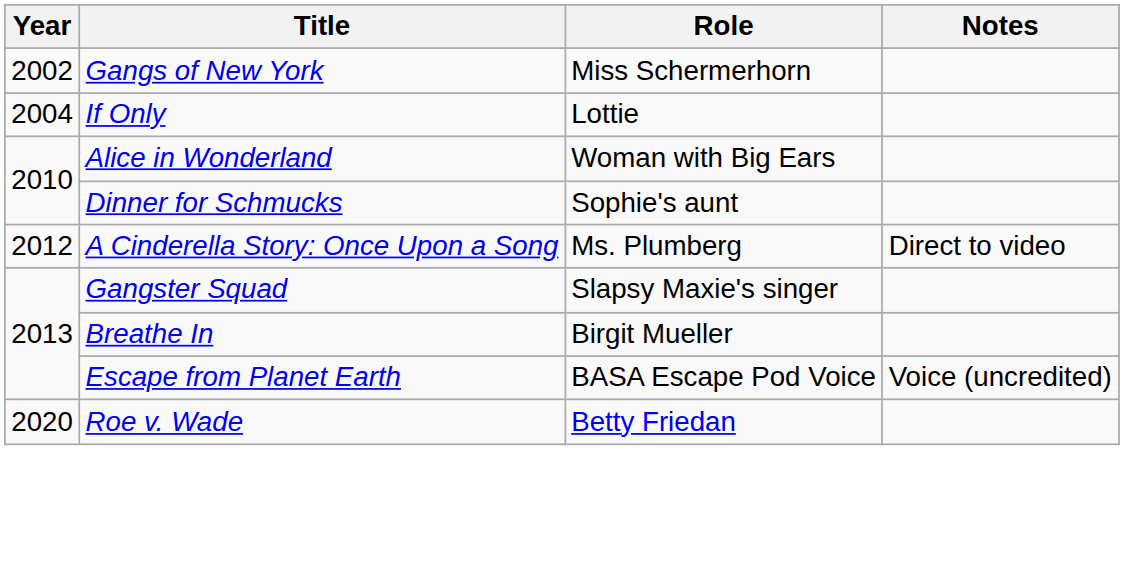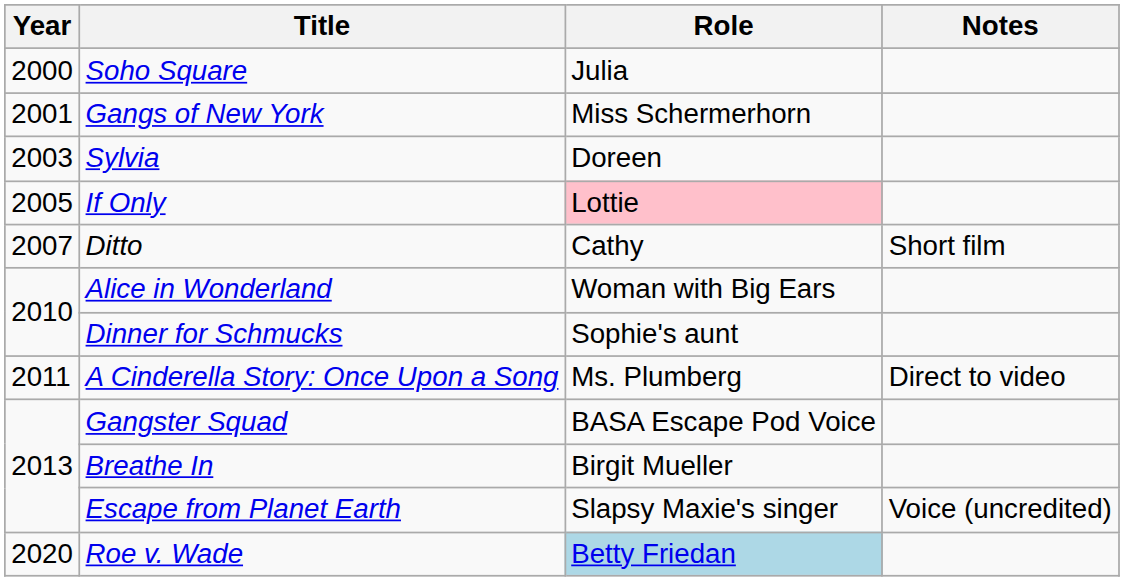+ row: (166, 70)
(42, 70) 2002 -> (42, 114) 2001
+ row: (123, 158)
(42, 114) 2004 -> (42, 202) 2005
(605, 114) no background -> (605, 202) pink background
+ row: (114, 245)
(42, 245) 2012 -> (41, 377) 2011
(705, 289) Slapsy Maxie's singer -> (724, 421) BASA Escape Pod Voice
(724, 377) BASA Escape Pod Voice -> (705, 509) Slapsy Maxie's singer
(654, 421) no background -> (654, 553) lightblue background
